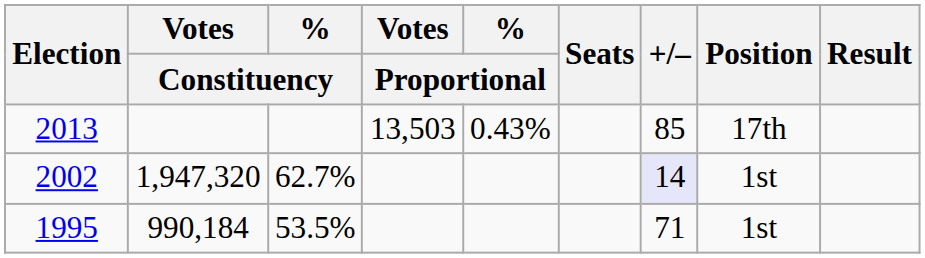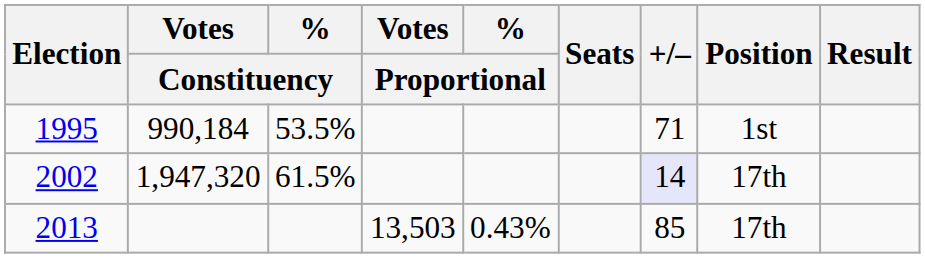rows swapped: (67, 227) <-> (67, 128)
(315, 177) 62.7% -> (315, 177) 61.5%
(759, 177) 1st -> (759, 177) 17th
